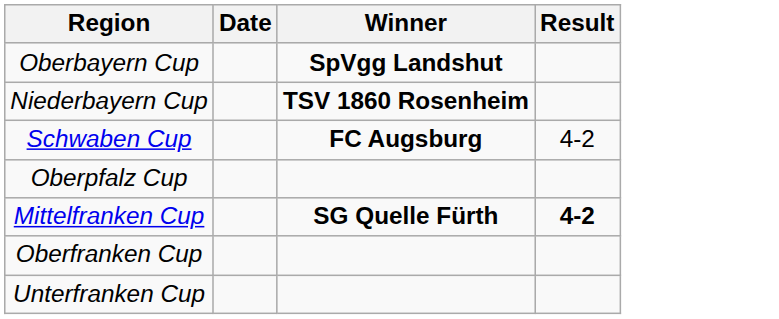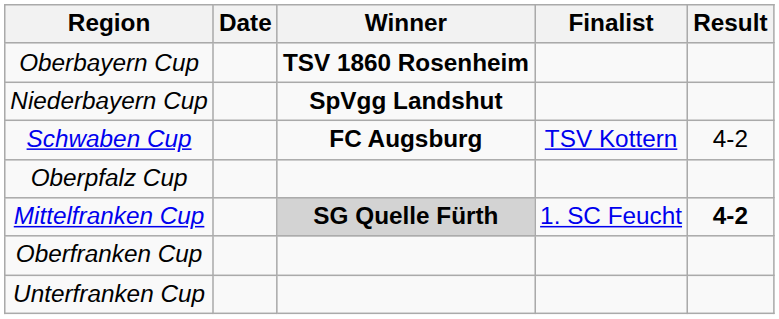+ column: (611, 23)
(406, 62) SpVgg Landshut -> (406, 62) TSV 1860 Rosenheim
(406, 100) TSV 1860 Rosenheim -> (406, 100) SpVgg Landshut
(406, 216) no background -> (406, 216) lightgrey background
